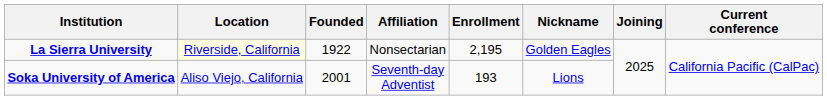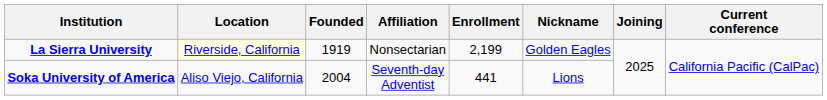(336, 49) 1922 -> (336, 49) 1919
(486, 49) 2,195 -> (486, 49) 2,199
(336, 77) 2001 -> (336, 77) 2004
(486, 77) 193 -> (486, 77) 441
